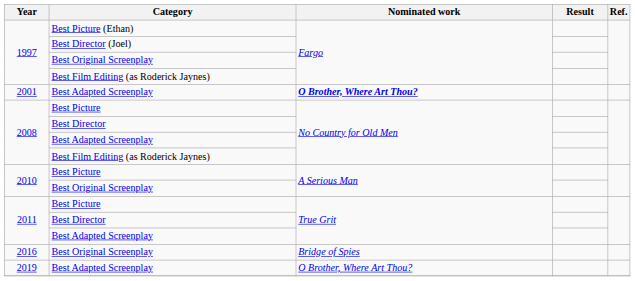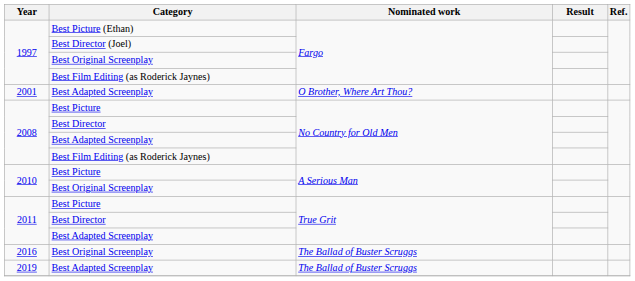(358, 92) bold -> (355, 92) normal
(329, 252) Bridge of Spies -> (358, 252) The Ballad of Buster Scruggs
(355, 268) O Brother, Where Art Thou? -> (358, 268) The Ballad of Buster Scruggs
